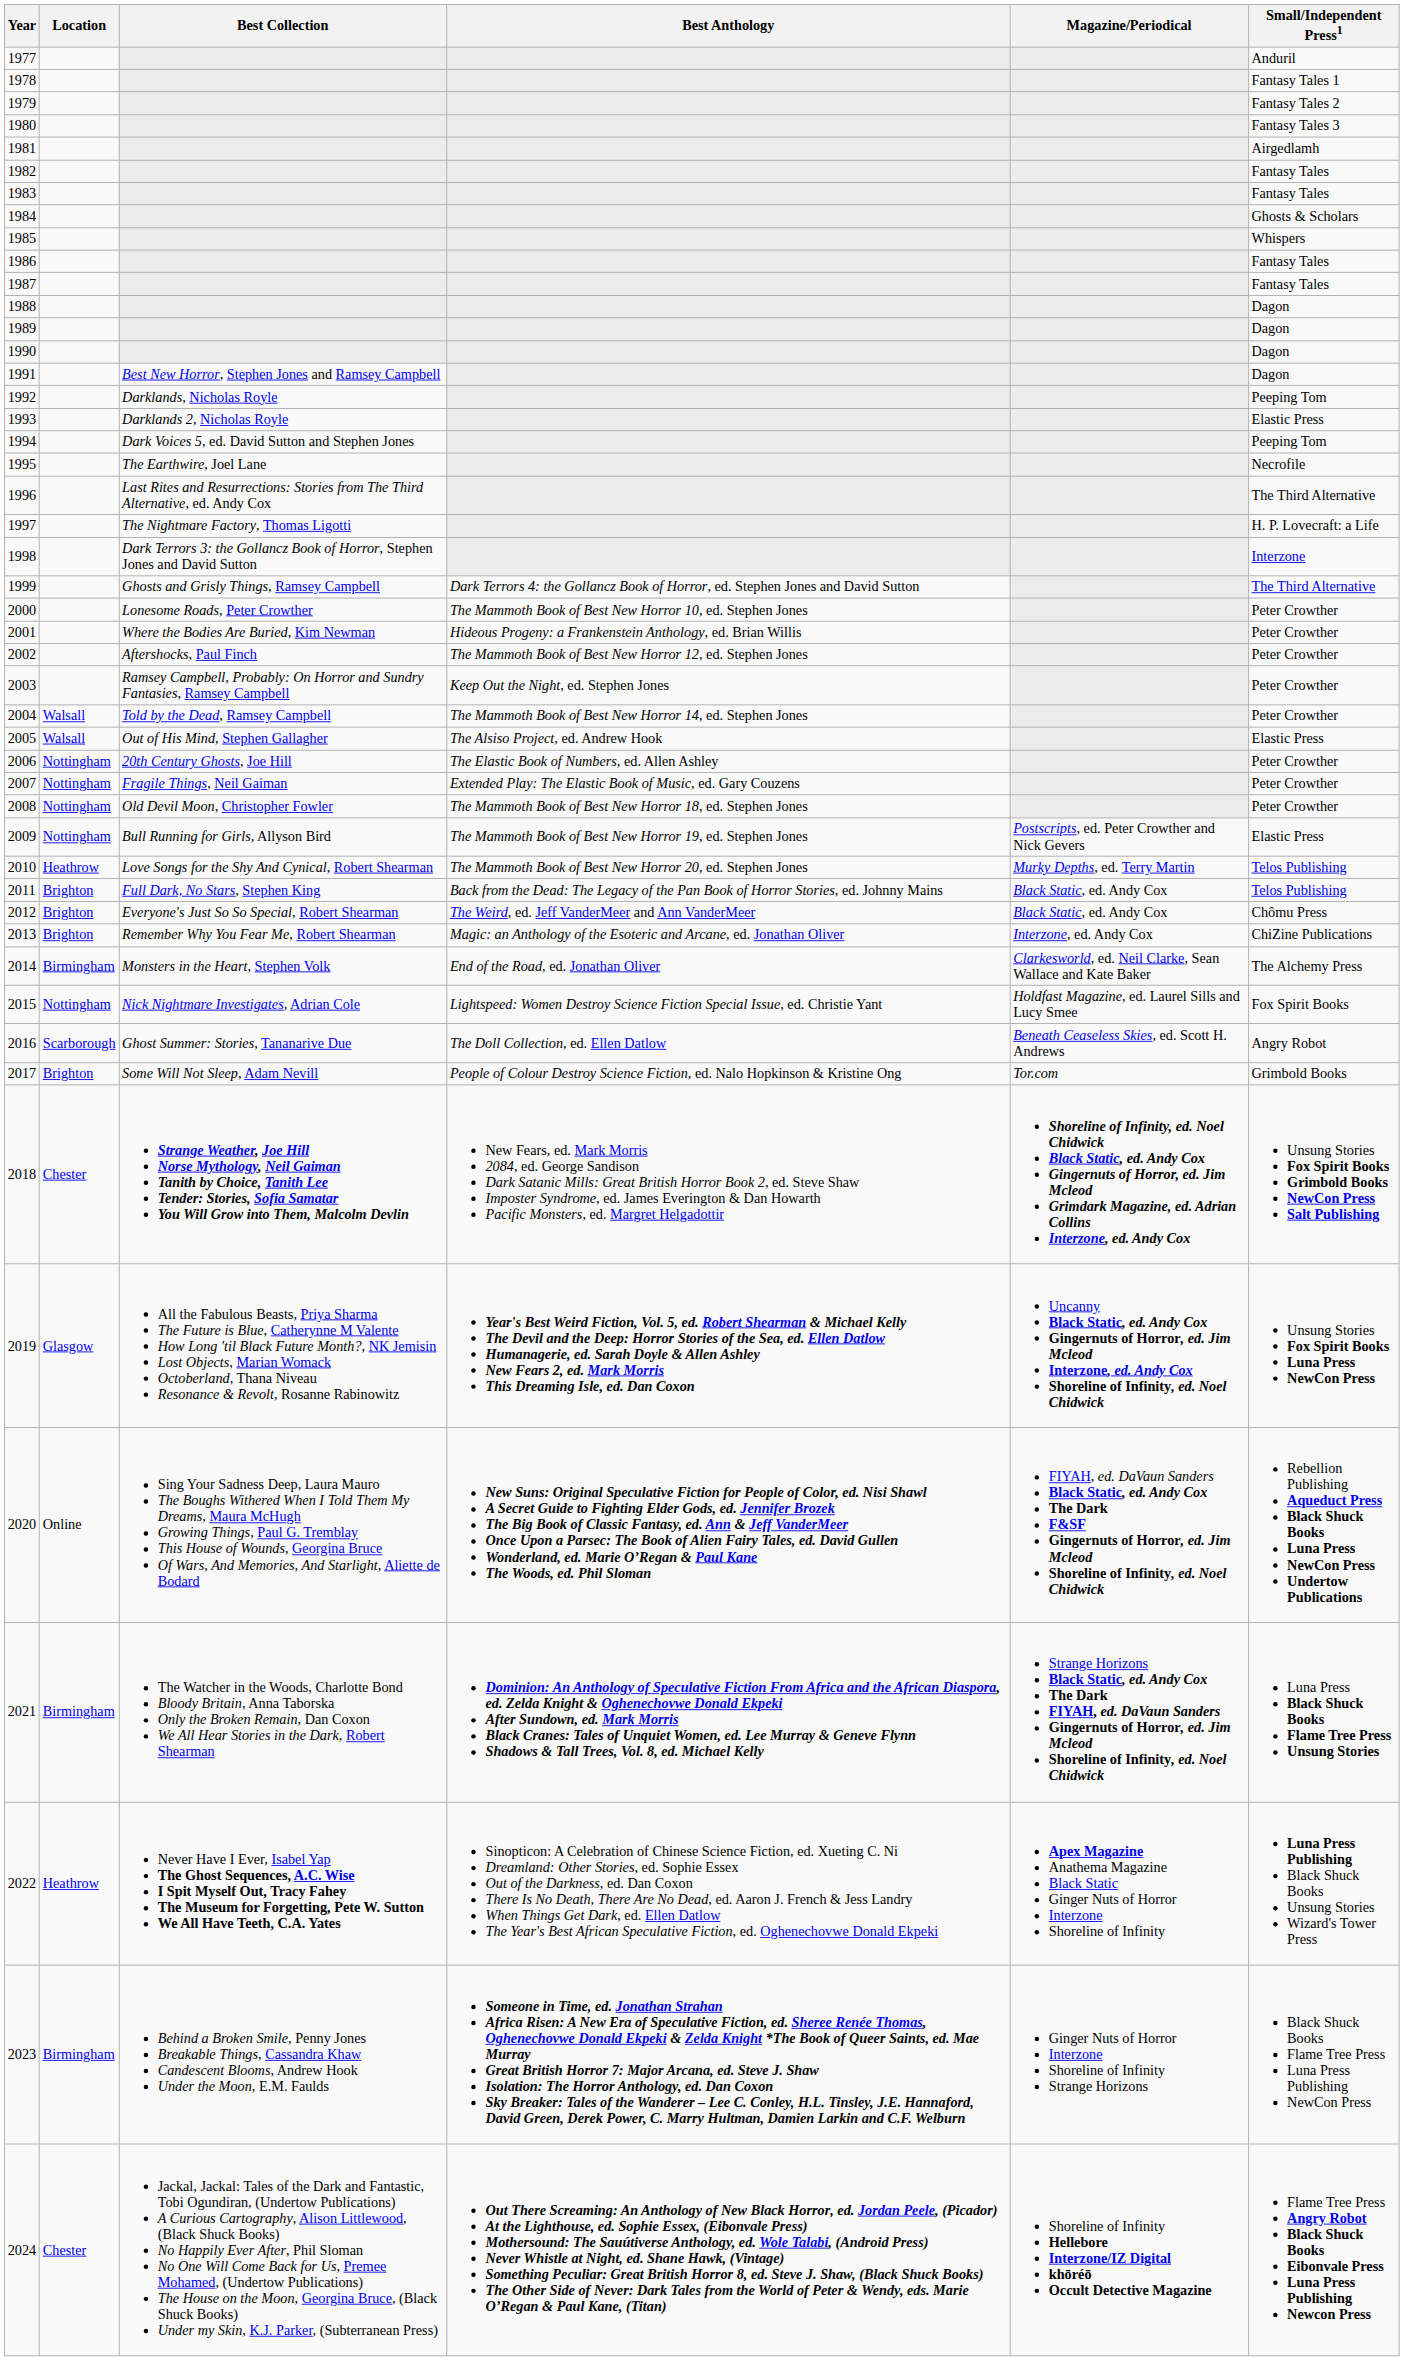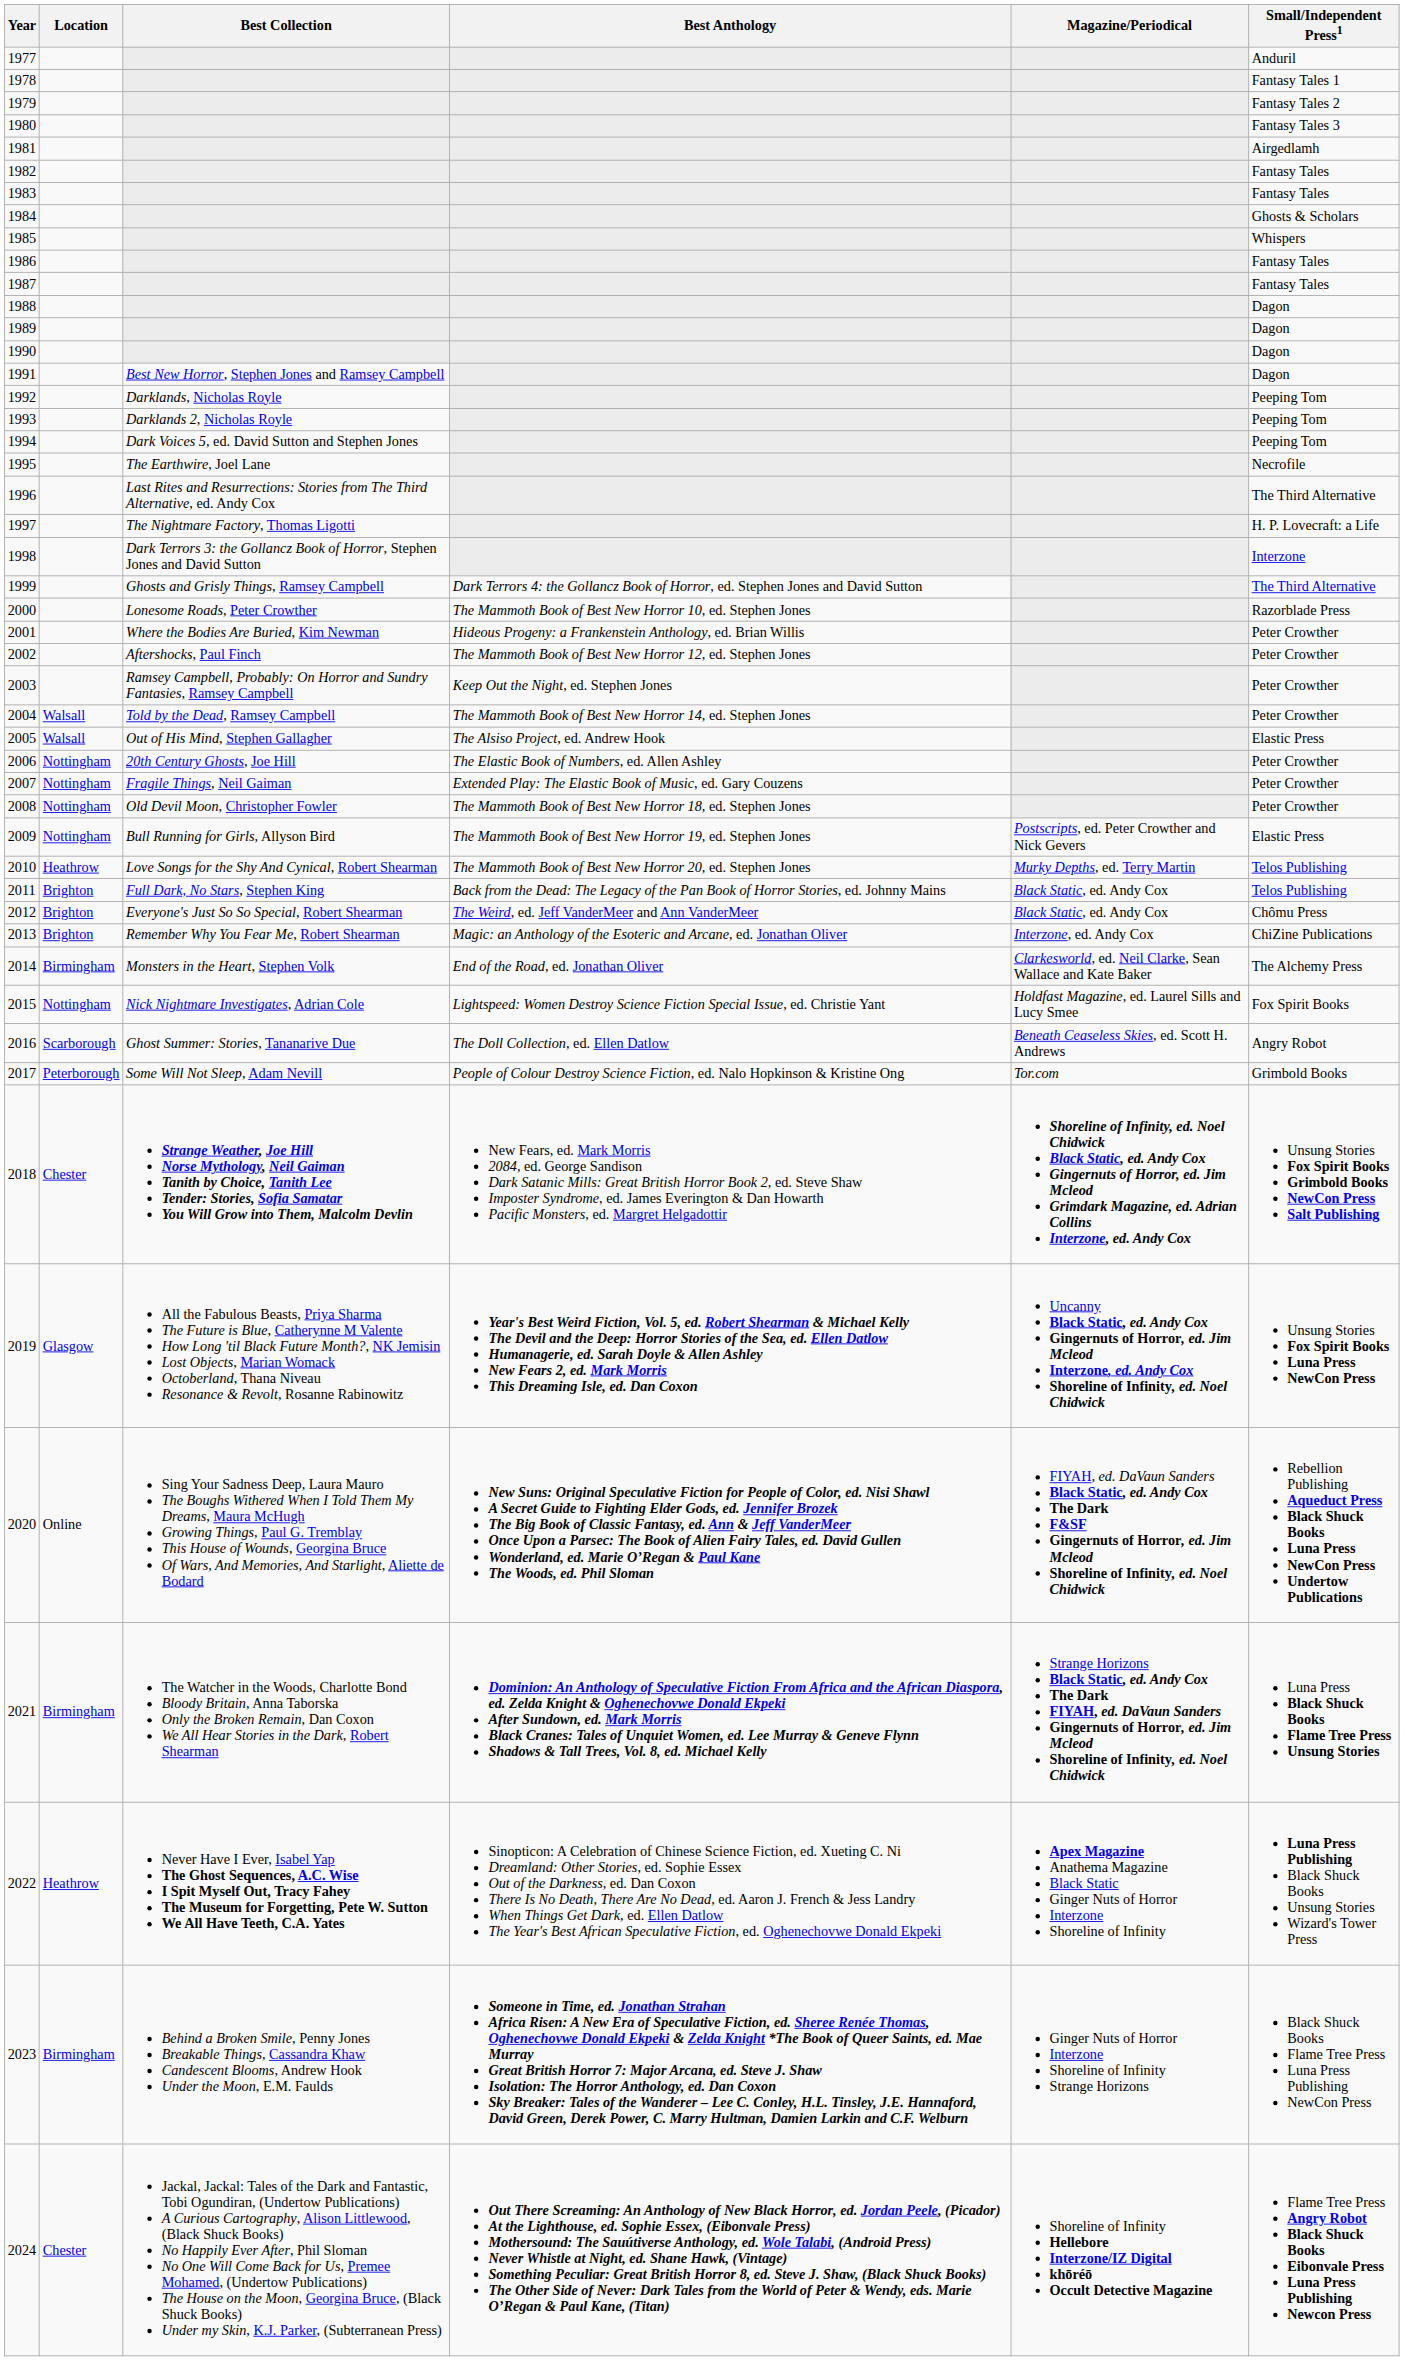(1288, 419) Elastic Press -> (1289, 419) Peeping Tom
(1295, 609) Peter Crowther -> (1301, 609) Razorblade Press
(68, 1073) Brighton -> (81, 1073) Peterborough
